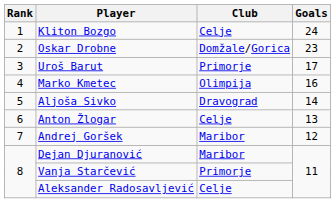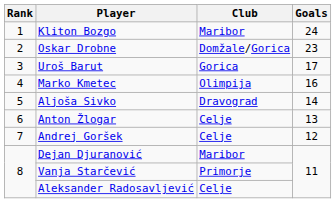(215, 31) Celje -> (222, 31) Maribor
(225, 66) Primorje -> (219, 66) Gorica
(222, 136) Maribor -> (215, 136) Celje
